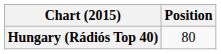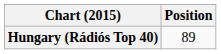(188, 37) 80 -> (188, 37) 89
